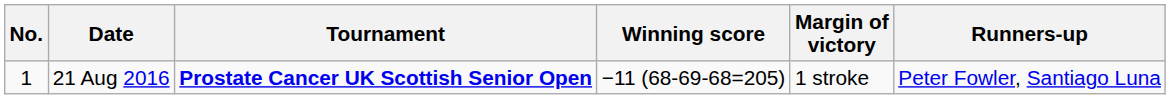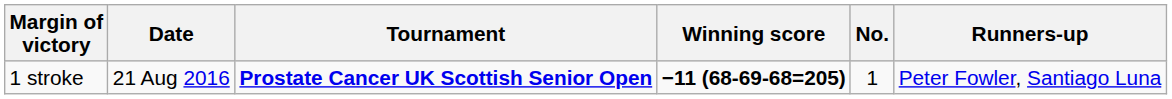columns swapped: (26, 33) <-> (842, 33)
(694, 78) normal -> (754, 78) bold
